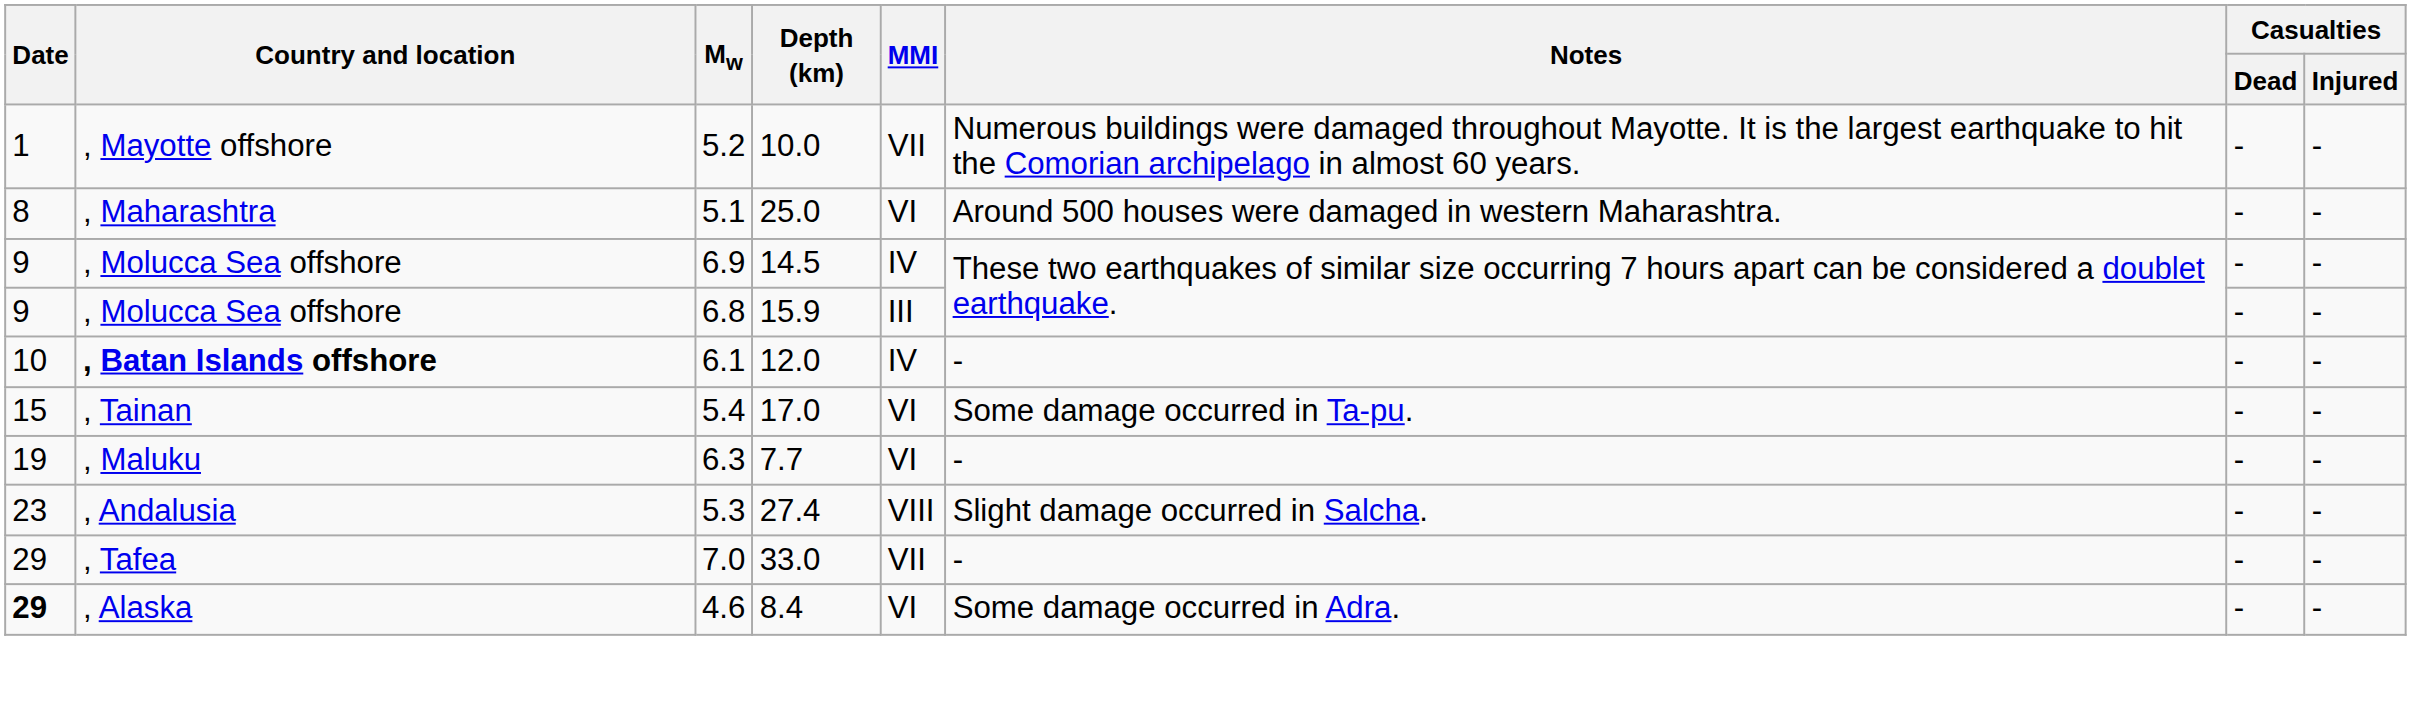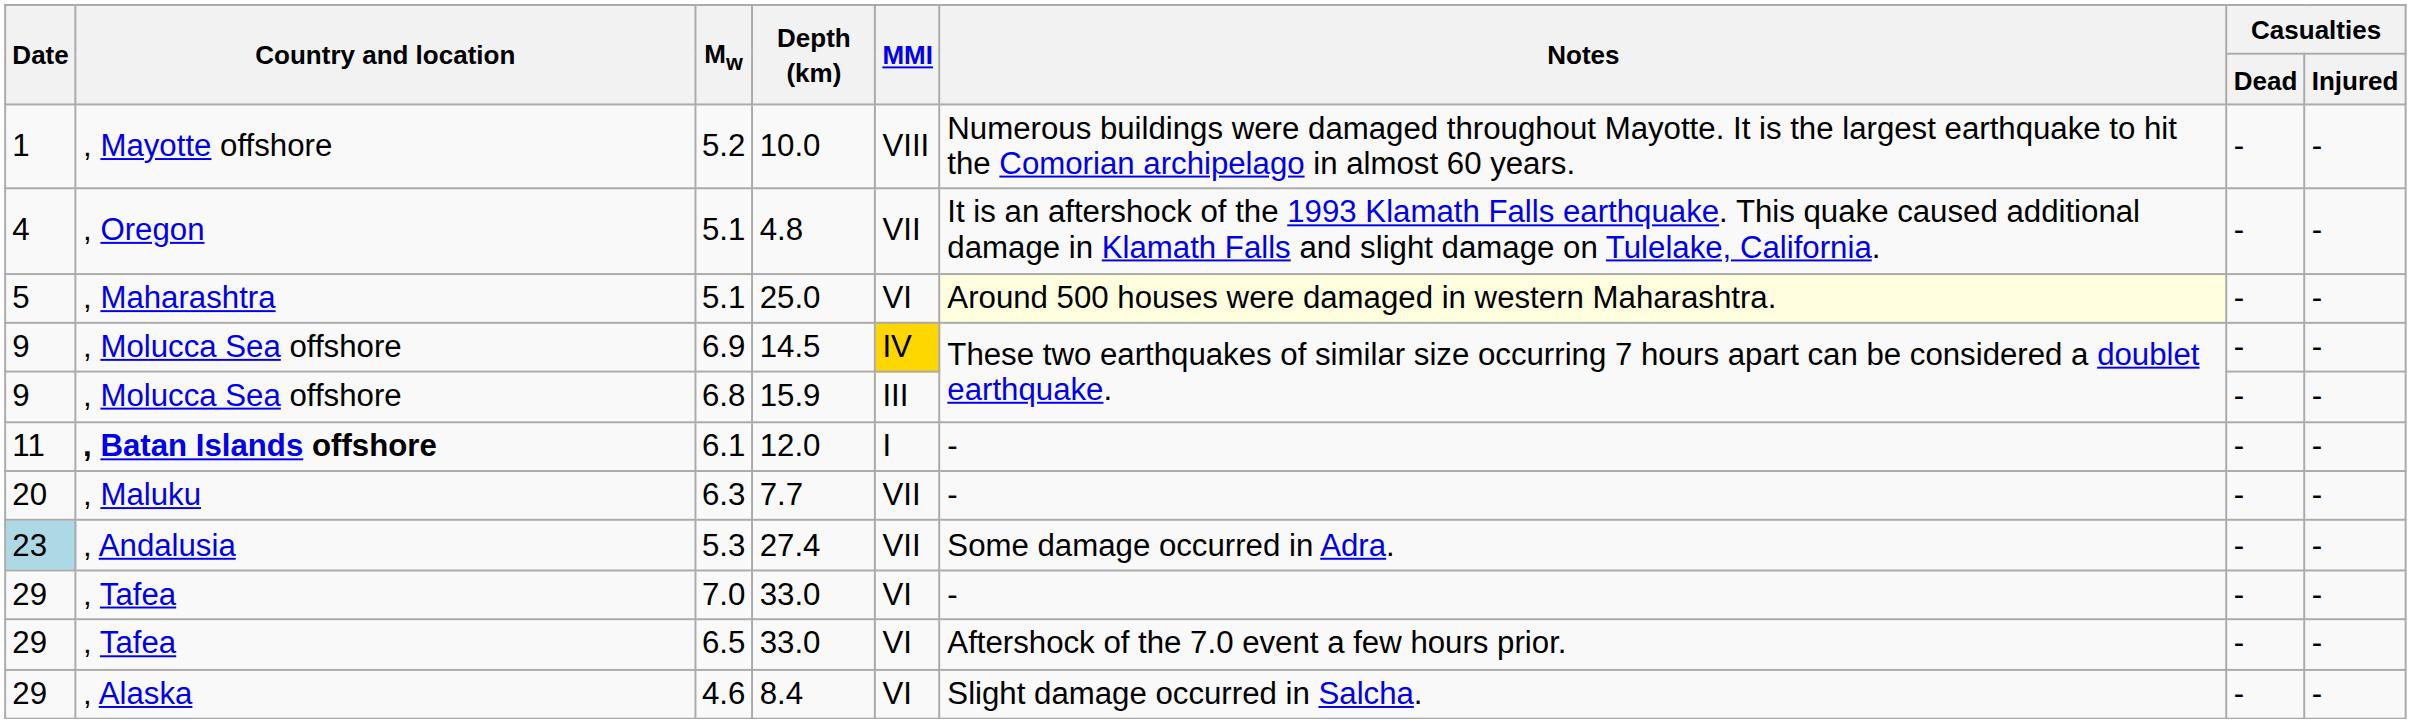(907, 145) VII -> (906, 145) VIII
+ row: (724, 230)
(21, 212) 8 -> (21, 297) 5
(1367, 212) no background -> (1362, 297) lightyellow background
(902, 262) no background -> (897, 346) gold background
(30, 361) 10 -> (29, 445) 11
(902, 361) IV -> (887, 445) I
- row: (724, 410)
(30, 460) 19 -> (30, 495) 20
(902, 460) VI -> (901, 495) VII
(30, 509) no background -> (30, 544) lightblue background
(911, 509) VIII -> (901, 544) VII
(1190, 509) Slight damage occurred in Salcha. -> (1171, 544) Some damage occurred in Adra.
(907, 559) VII -> (897, 594) VI
+ row: (724, 643)
(30, 608) bold -> (30, 693) normal
(1176, 608) Some damage occurred in Adra. -> (1185, 693) Slight damage occurred in Salcha.
